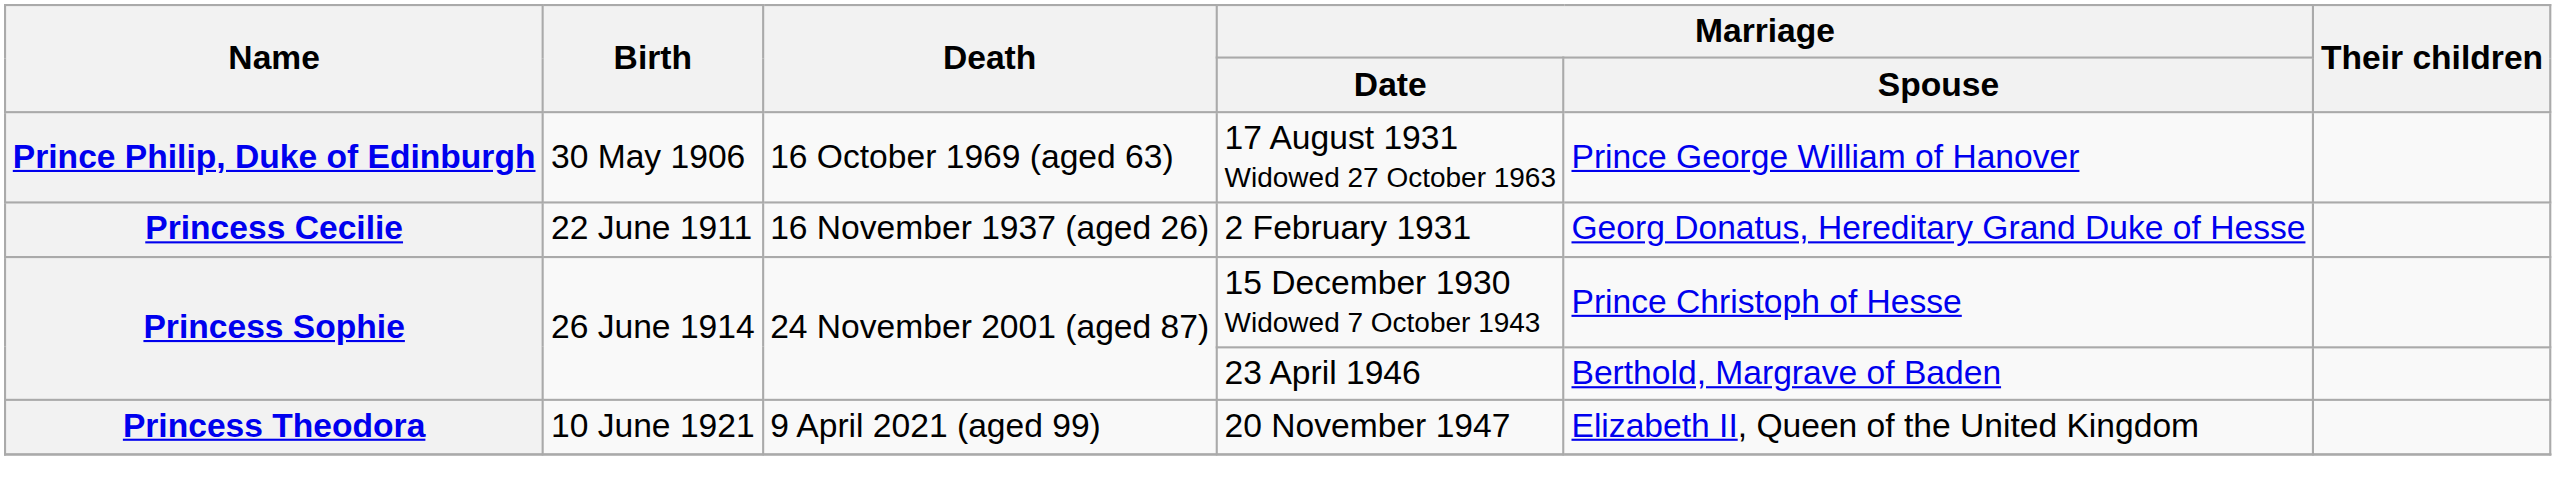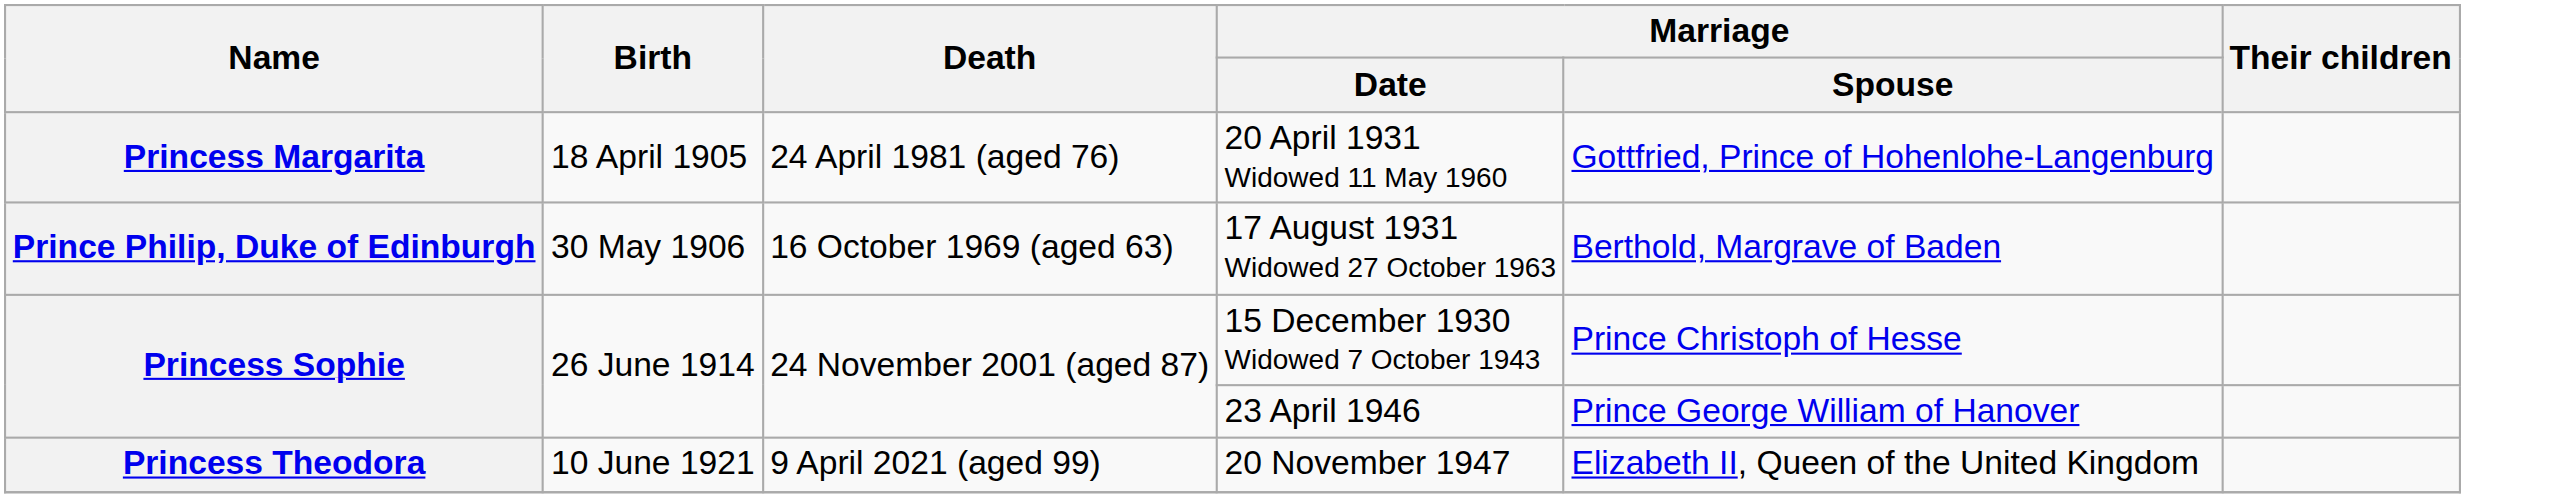+ row: (1366, 156)
(1825, 156) Prince George William of Hanover -> (1786, 247) Berthold, Margrave of Baden
- row: (1348, 228)
(1786, 373) Berthold, Margrave of Baden -> (1825, 410) Prince George William of Hanover
